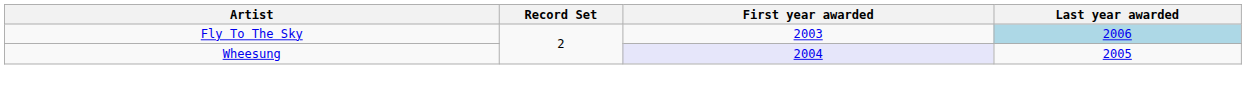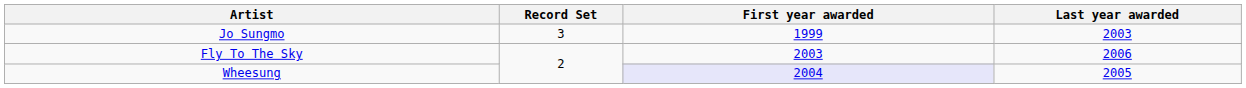+ row: (252, 34)
(1117, 34) lightblue background -> (1117, 54) no background
